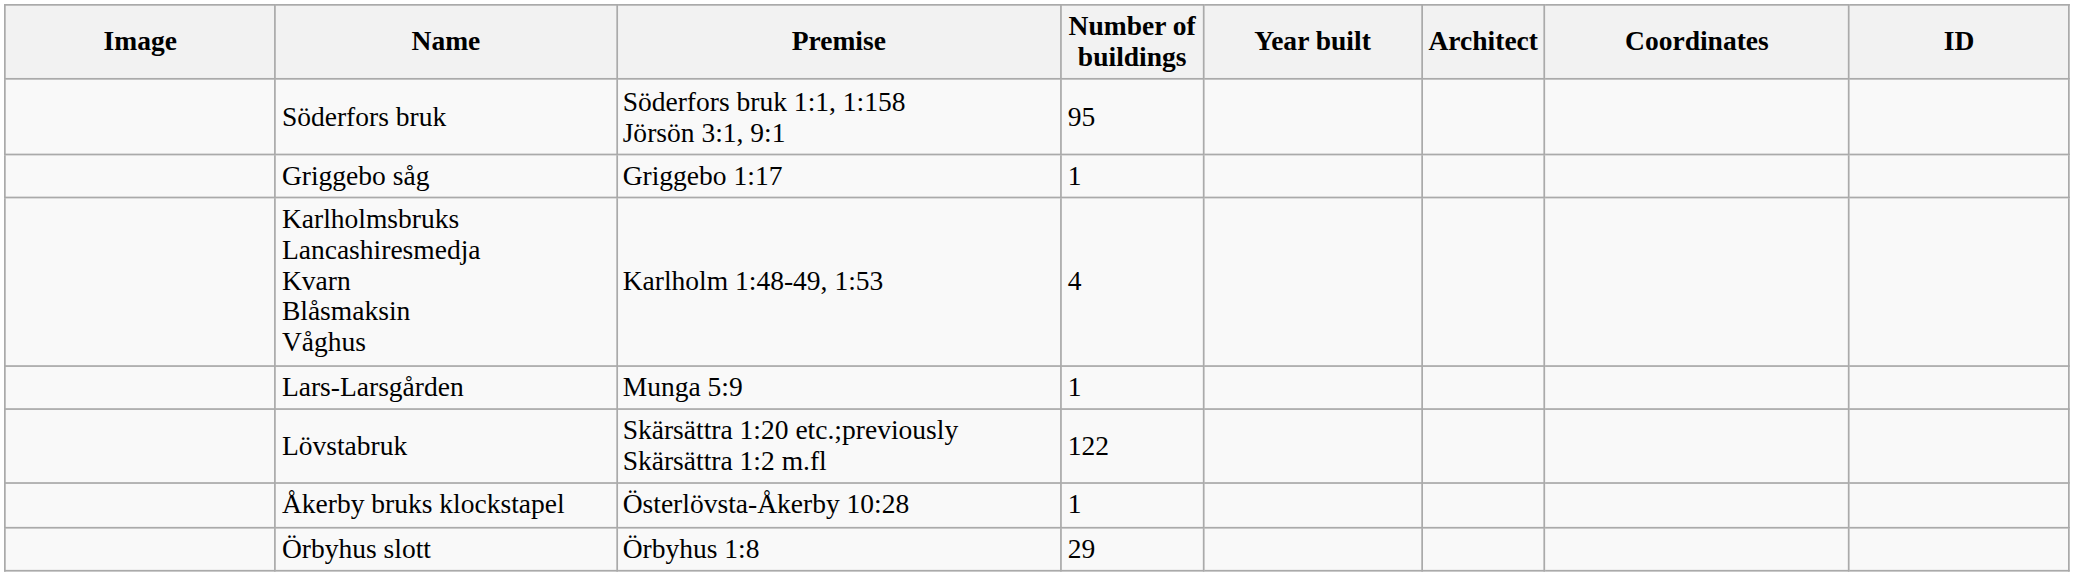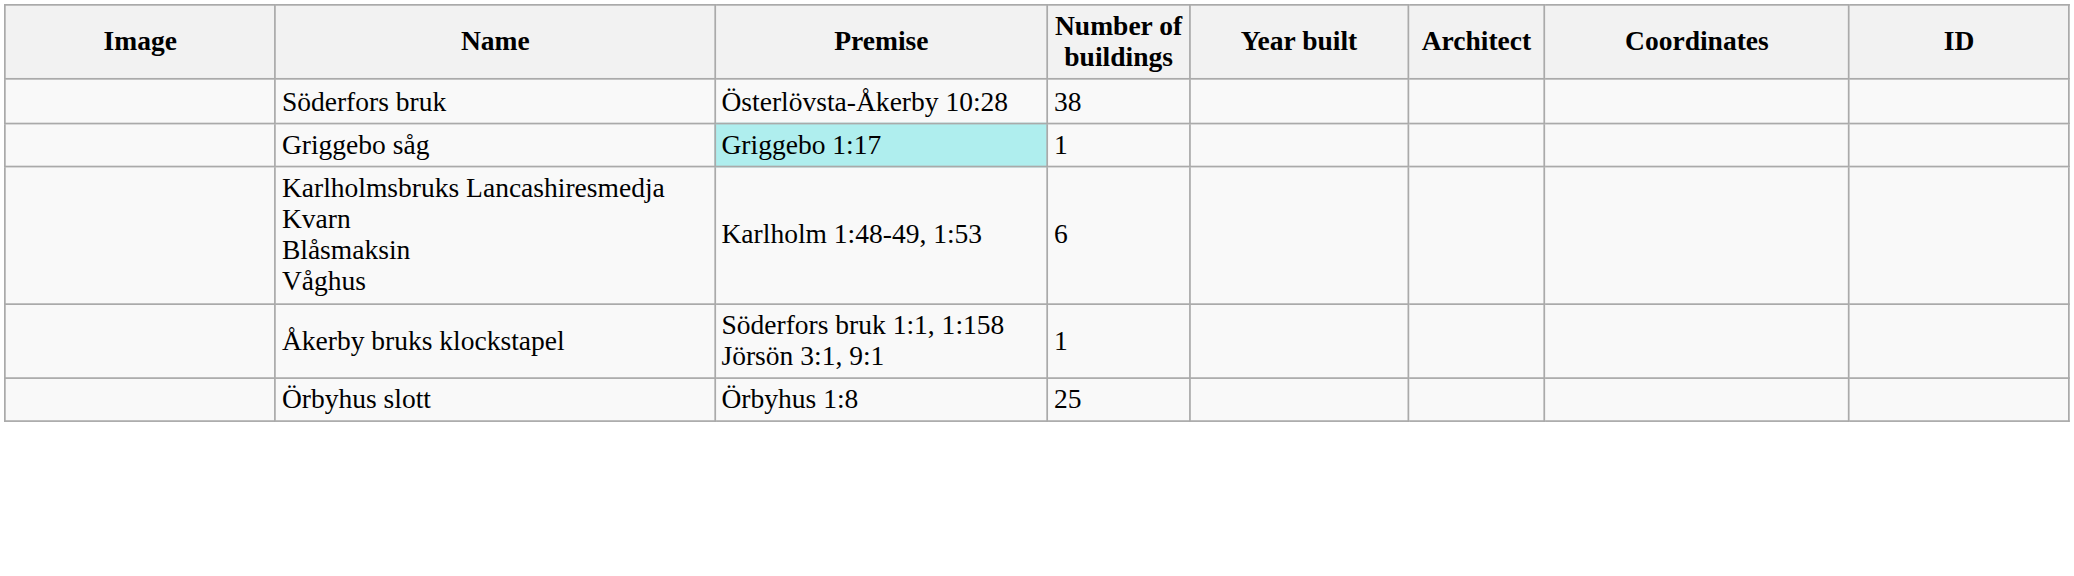(764, 116) Söderfors bruk 1:1, 1:158 Jörsön 3:1, 9:1 -> (865, 100) Österlövsta-Åkerby 10:28
(1081, 116) 95 -> (1068, 100) 38
(703, 175) no background -> (801, 144) paleturquoise background
(1075, 281) 4 -> (1061, 234) 6
- row: (373, 386)
- row: (345, 445)
(766, 504) Österlövsta-Åkerby 10:28 -> (863, 340) Söderfors bruk 1:1, 1:158 Jörsön 3:1, 9:1
(1081, 548) 29 -> (1068, 399) 25
